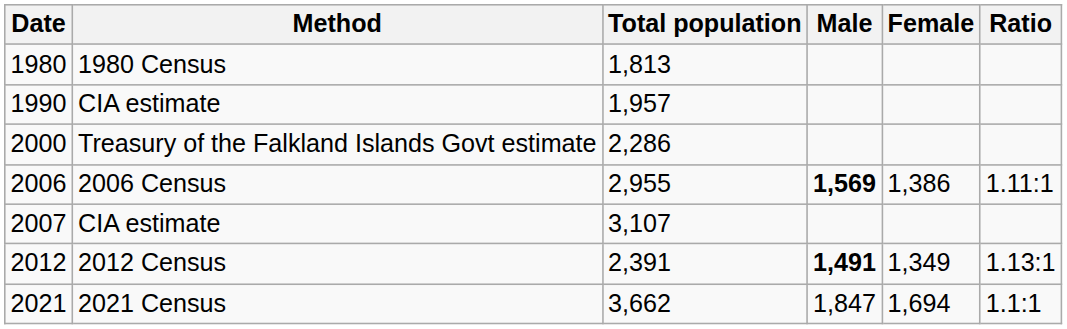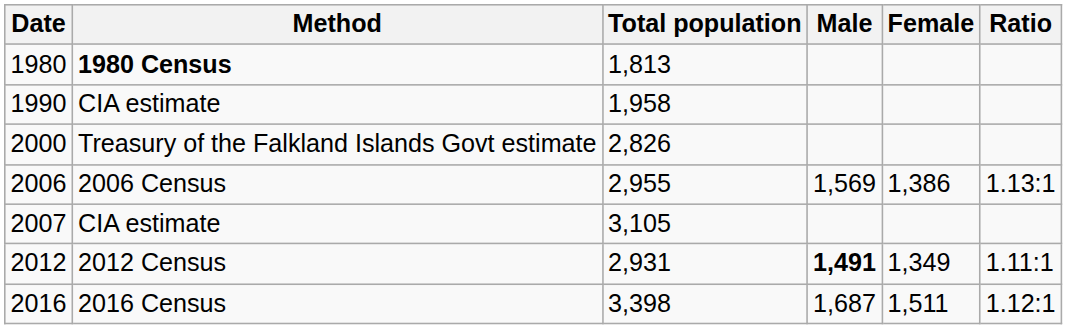(152, 64) normal -> (155, 64) bold
(639, 104) 1,957 -> (639, 104) 1,958
(639, 143) 2,286 -> (639, 143) 2,826
(845, 183) bold -> (845, 183) normal
(1020, 183) 1.11:1 -> (1021, 183) 1.13:1
(639, 223) 3,107 -> (639, 223) 3,105
(639, 263) 2,391 -> (639, 263) 2,931
(1021, 263) 1.13:1 -> (1020, 263) 1.11:1
+ row: (39, 303)
- row: (39, 303)
